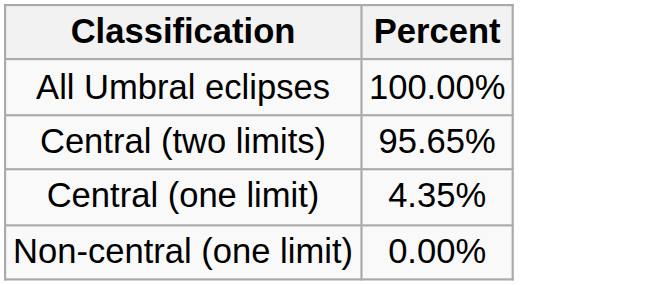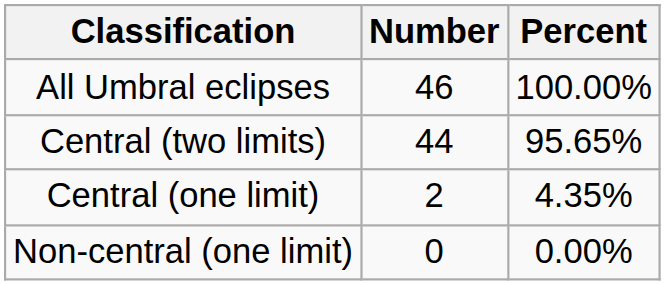+ column: (434, 31)
